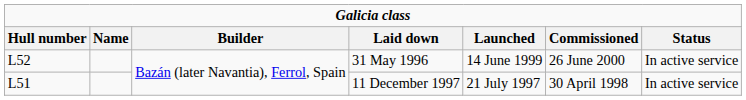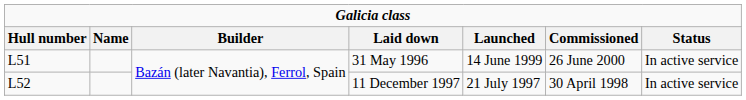(19, 60) L52 -> (19, 60) L51
(19, 83) L51 -> (19, 83) L52
